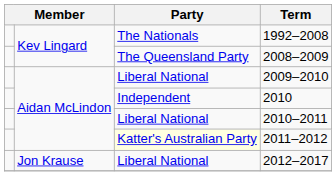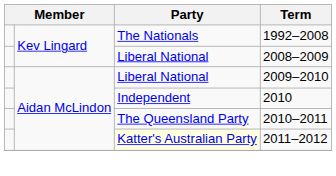(183, 56) The Queensland Party -> (163, 56) Liberal National
(163, 118) Liberal National -> (183, 118) The Queensland Party
- row: (296, 160)
